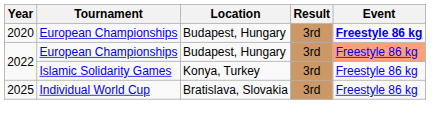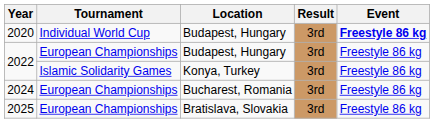(109, 33) European Championships -> (95, 33) Individual World Cup
(377, 52) lightsalmon background -> (381, 52) no background
+ row: (21, 90)
(95, 90) Individual World Cup -> (109, 109) European Championships
